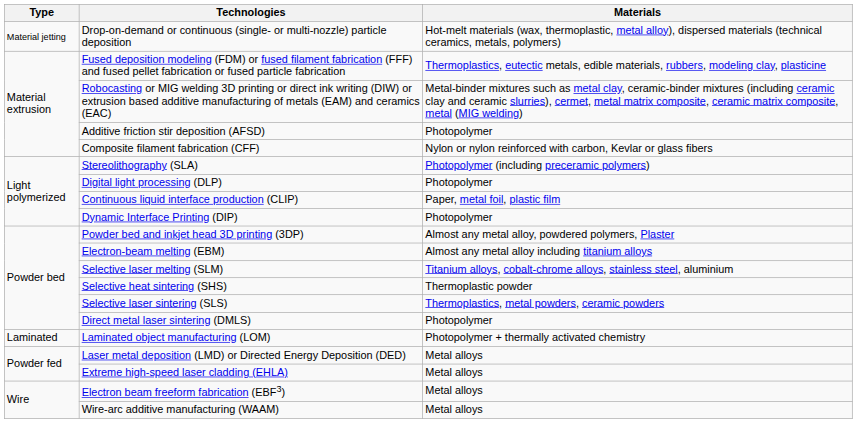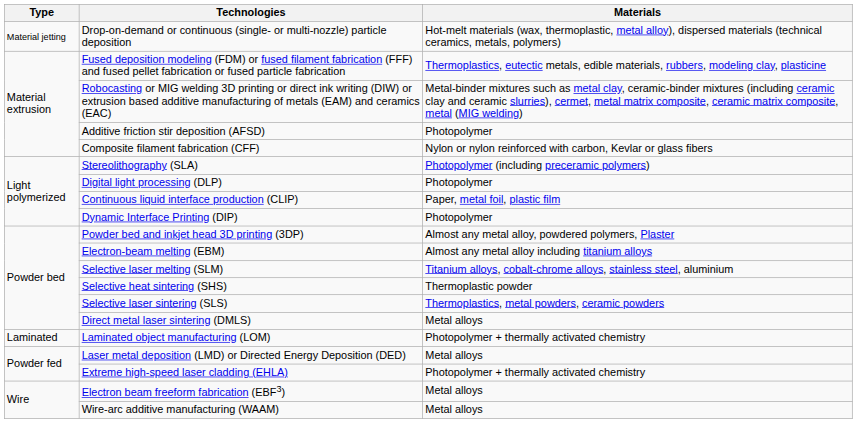(459, 320) Photopolymer -> (454, 320) Metal alloys
(454, 372) Metal alloys -> (535, 372) Photopolymer + thermally activated chemistry
